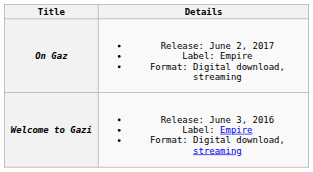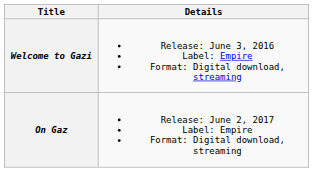rows swapped: (51, 130) <-> (51, 56)
